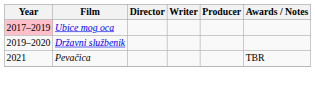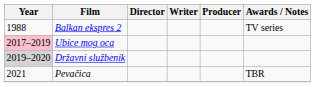+ row: (88, 27)
(29, 43) no background -> (29, 58) lightgrey background
